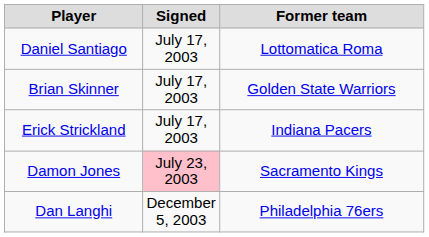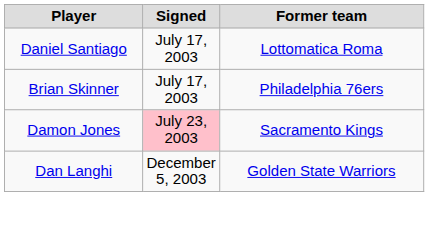(321, 89) Golden State Warriors -> (321, 89) Philadelphia 76ers
- row: (74, 130)
(321, 211) Philadelphia 76ers -> (321, 171) Golden State Warriors
